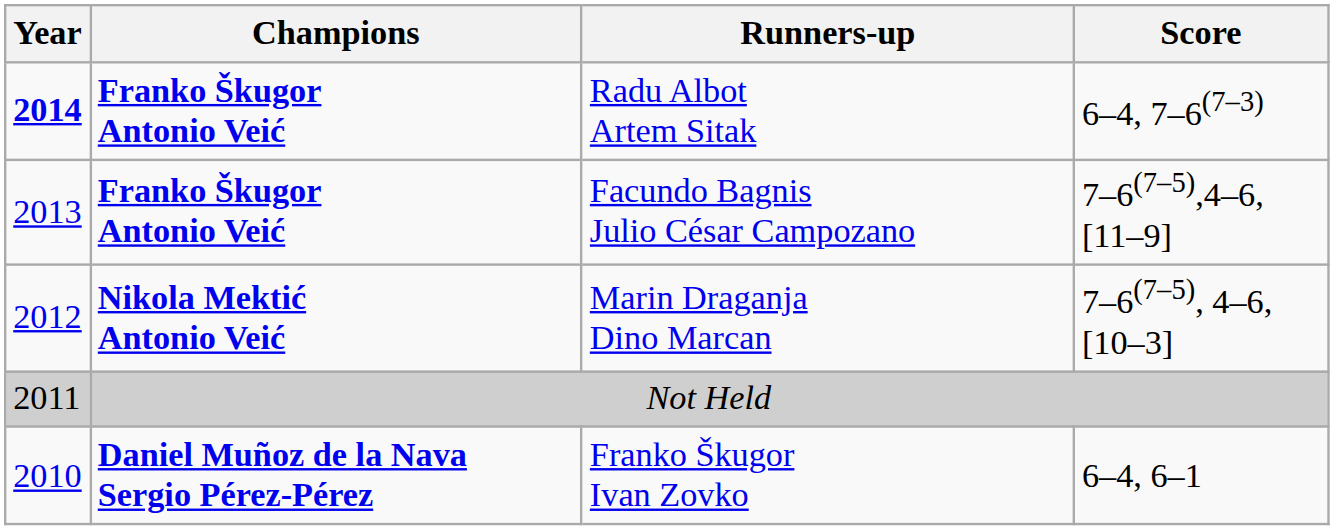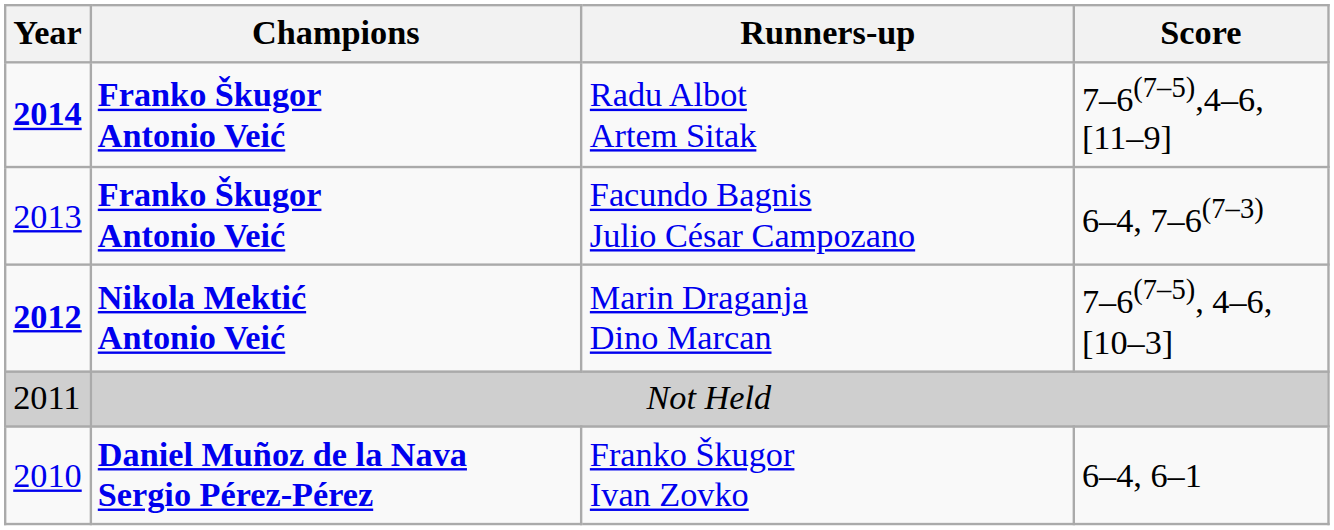(1173, 109) 6–4, 7–6(7–3) -> (1173, 114) 7–6(7–5),4–6, [11–9]
(1173, 211) 7–6(7–5),4–6, [11–9] -> (1173, 215) 6–4, 7–6(7–3)
(47, 317) normal -> (47, 317) bold
